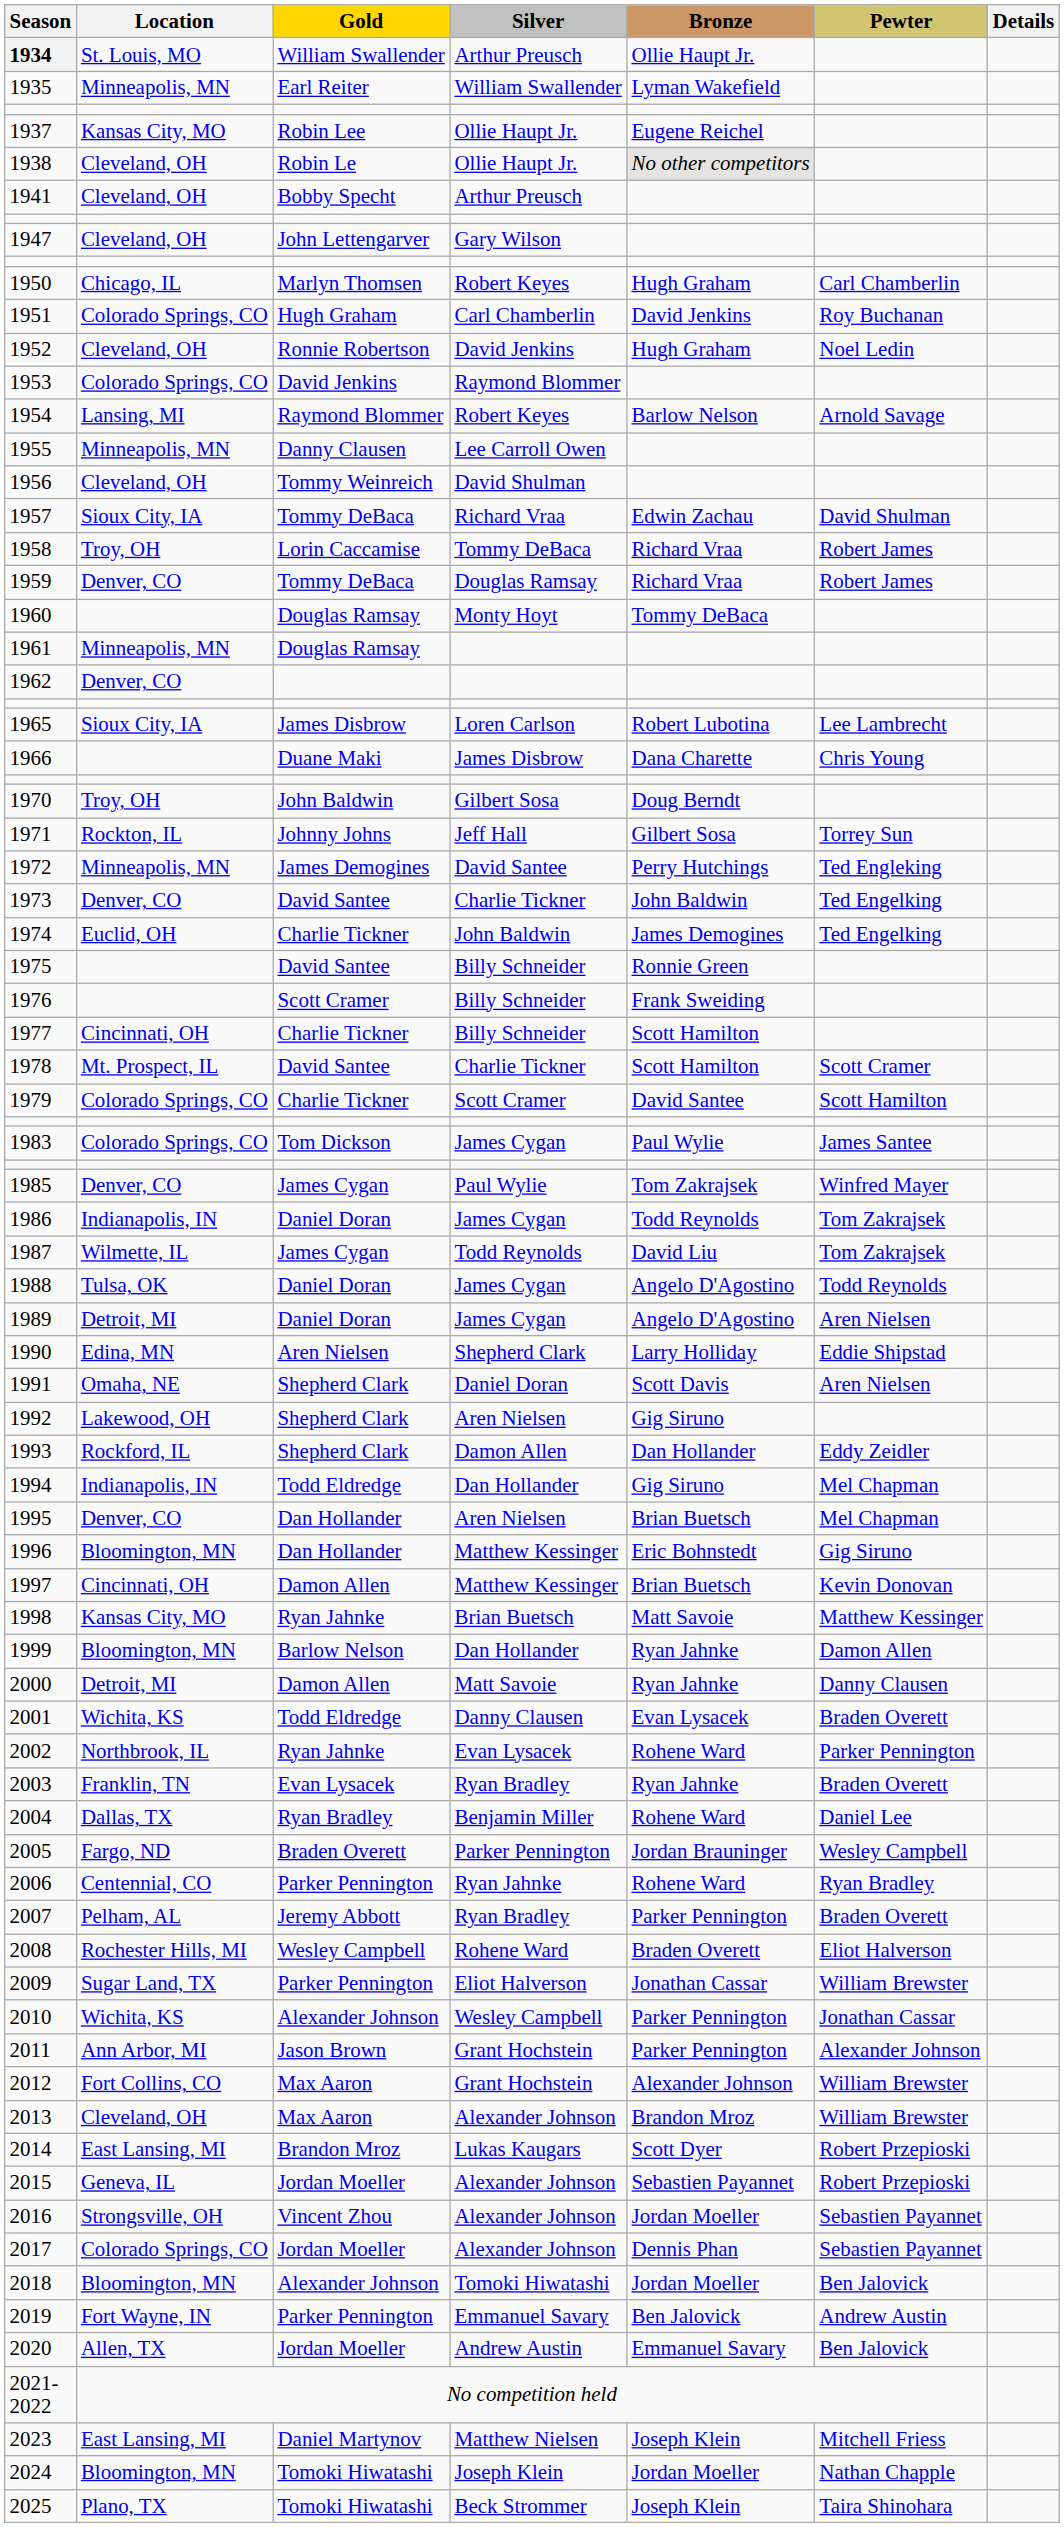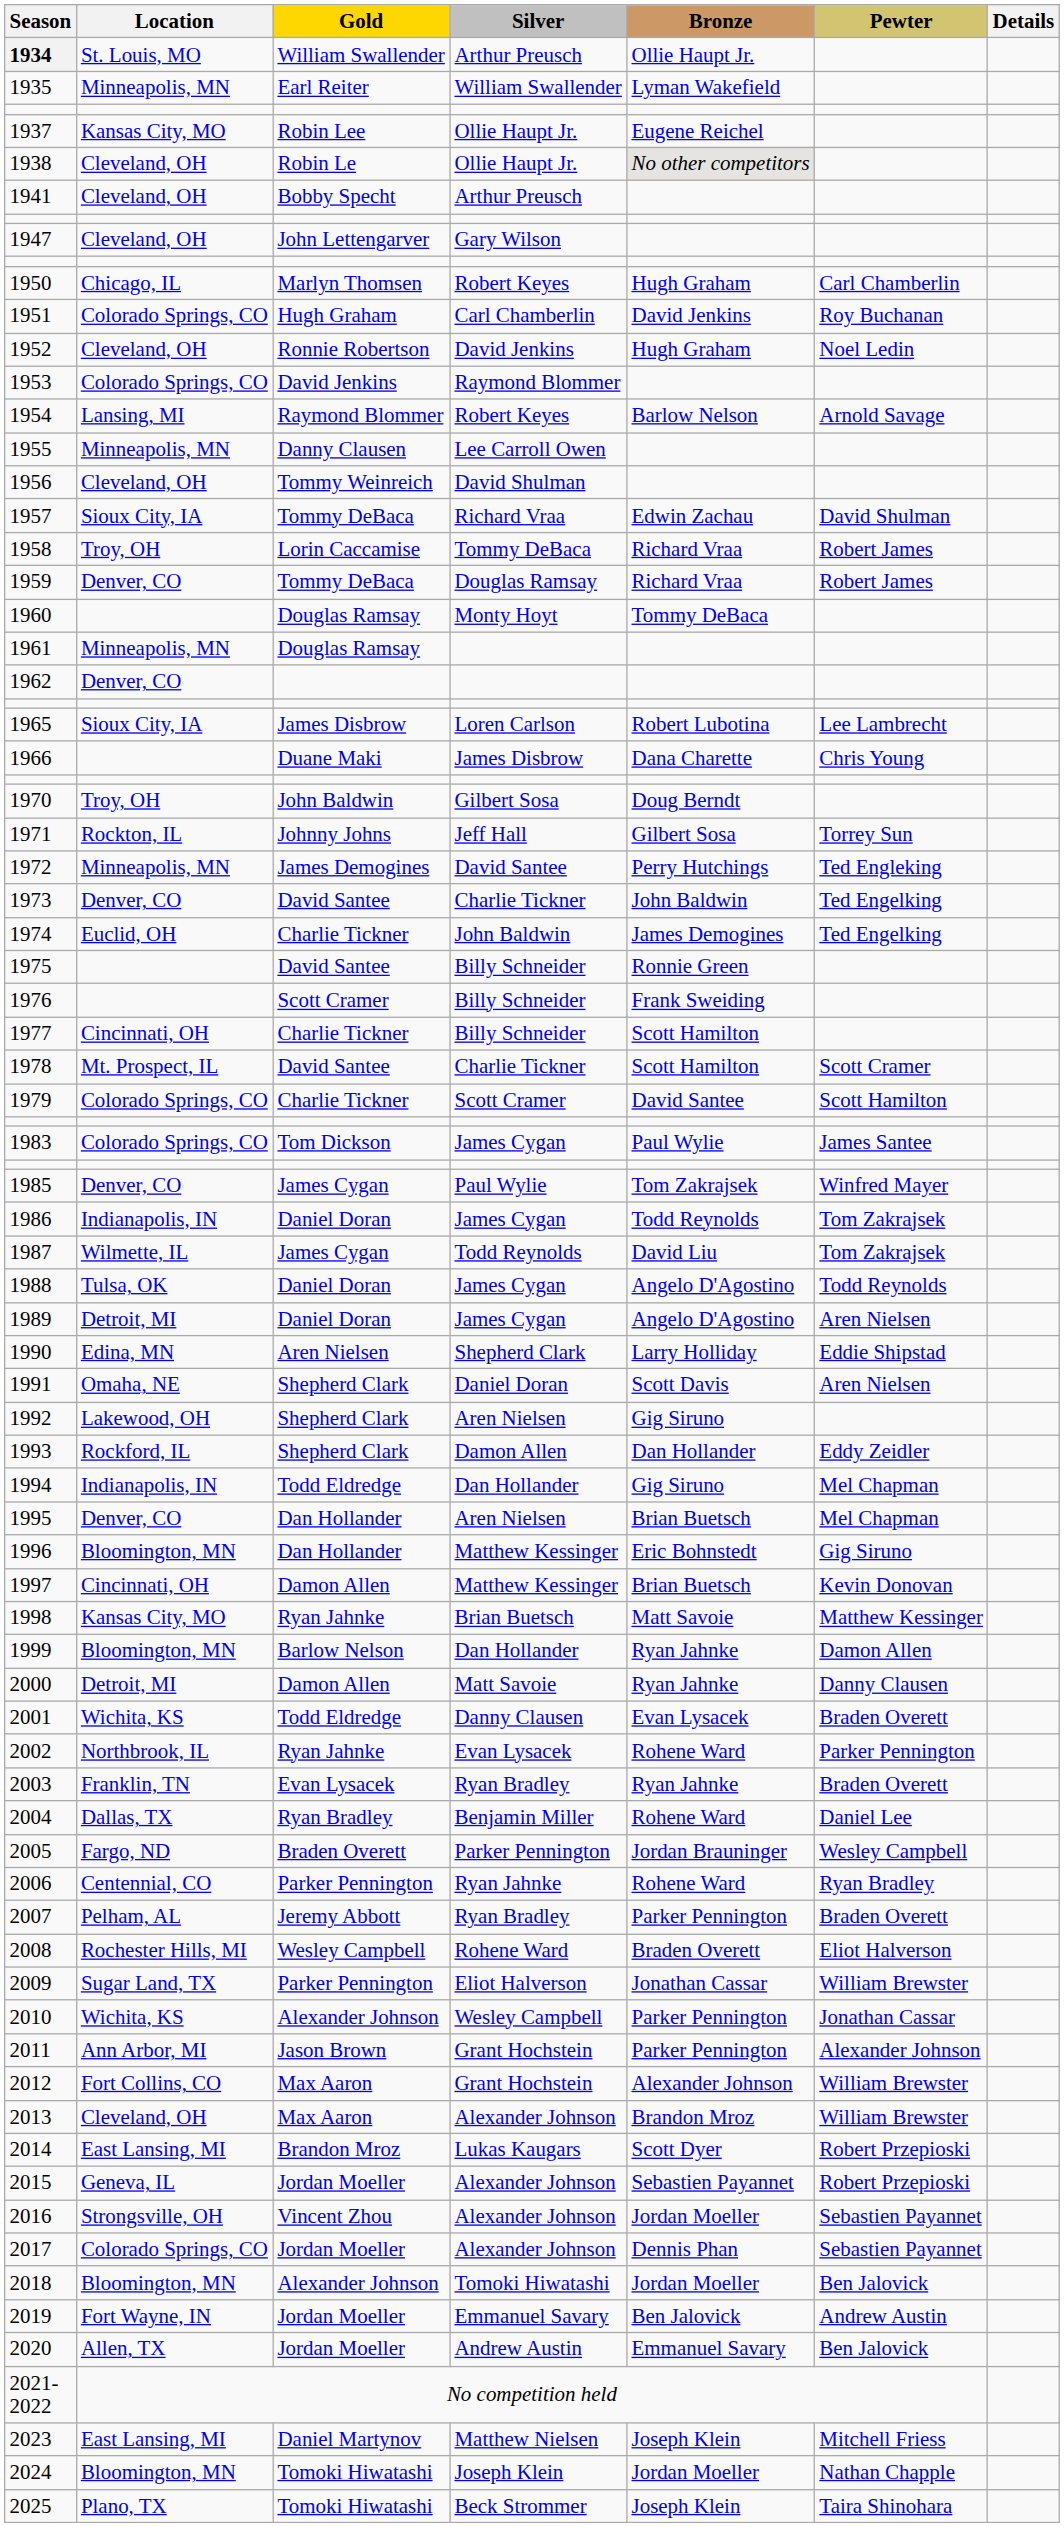(355, 2315) Parker Pennington -> (341, 2315) Jordan Moeller
